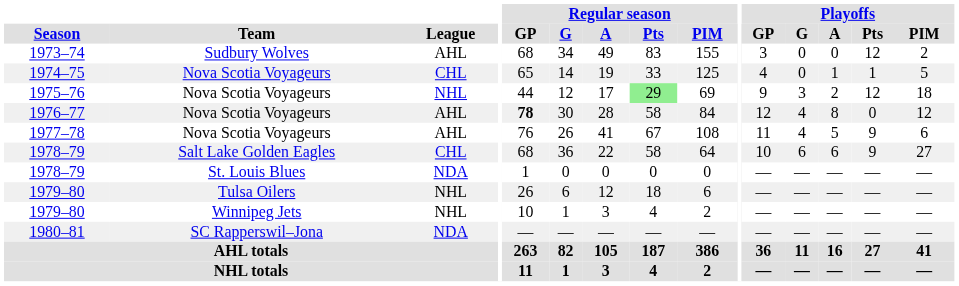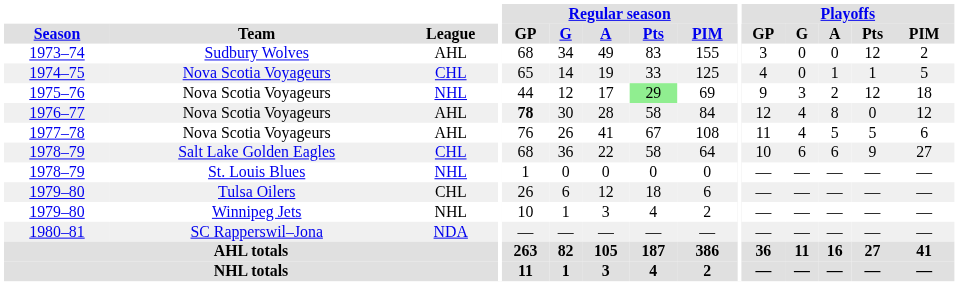(872, 132) 9 -> (872, 132) 5
(451, 172) NDA -> (451, 172) NHL
(451, 192) NHL -> (451, 192) CHL
